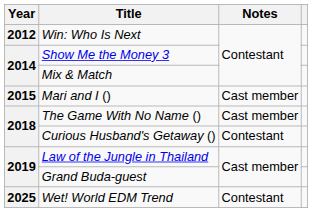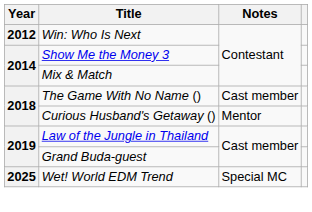- row: (76, 95)
(252, 136) Contestant -> (241, 116) Mentor
(252, 197) Contestant -> (254, 177) Special MC
